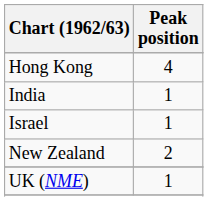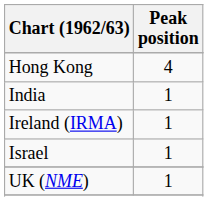+ row: (66, 124)
- row: (57, 152)
